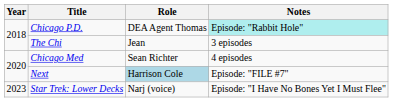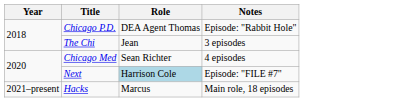(257, 27) paleturquoise background -> (250, 27) no background
+ row: (76, 89)
- row: (77, 89)
